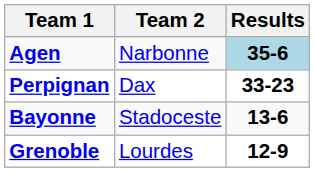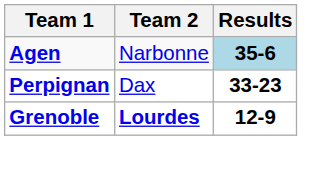- row: (53, 118)
(156, 150) normal -> (159, 118) bold
